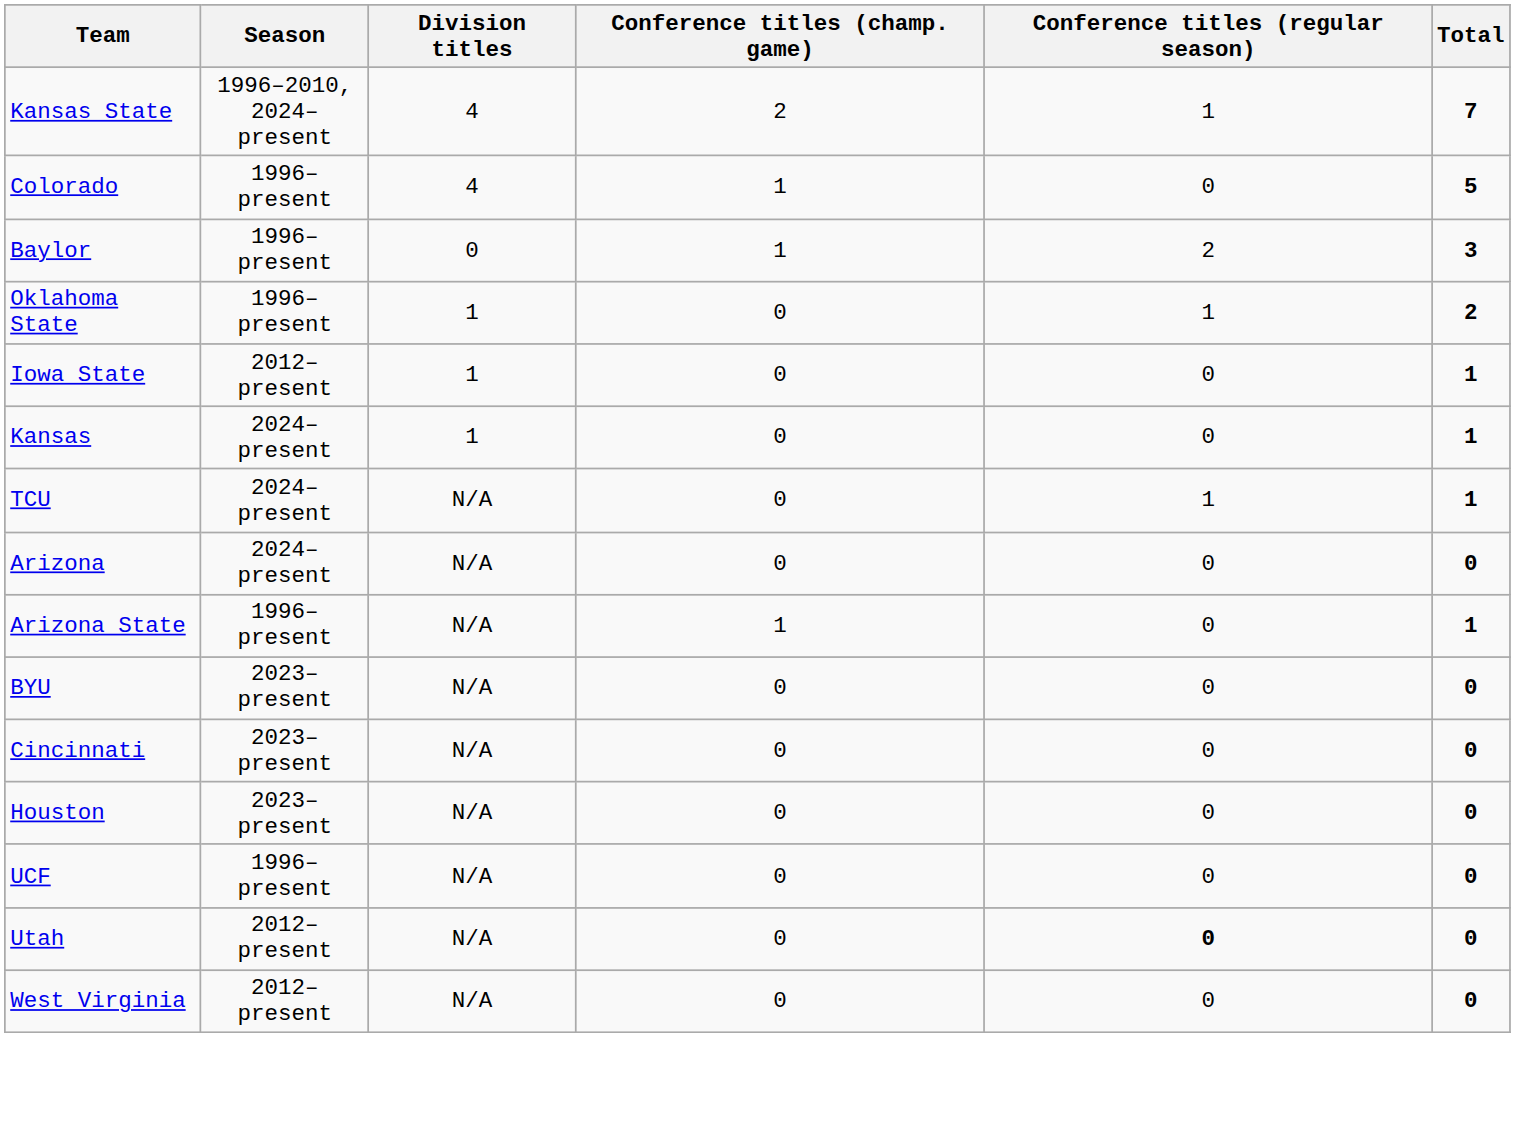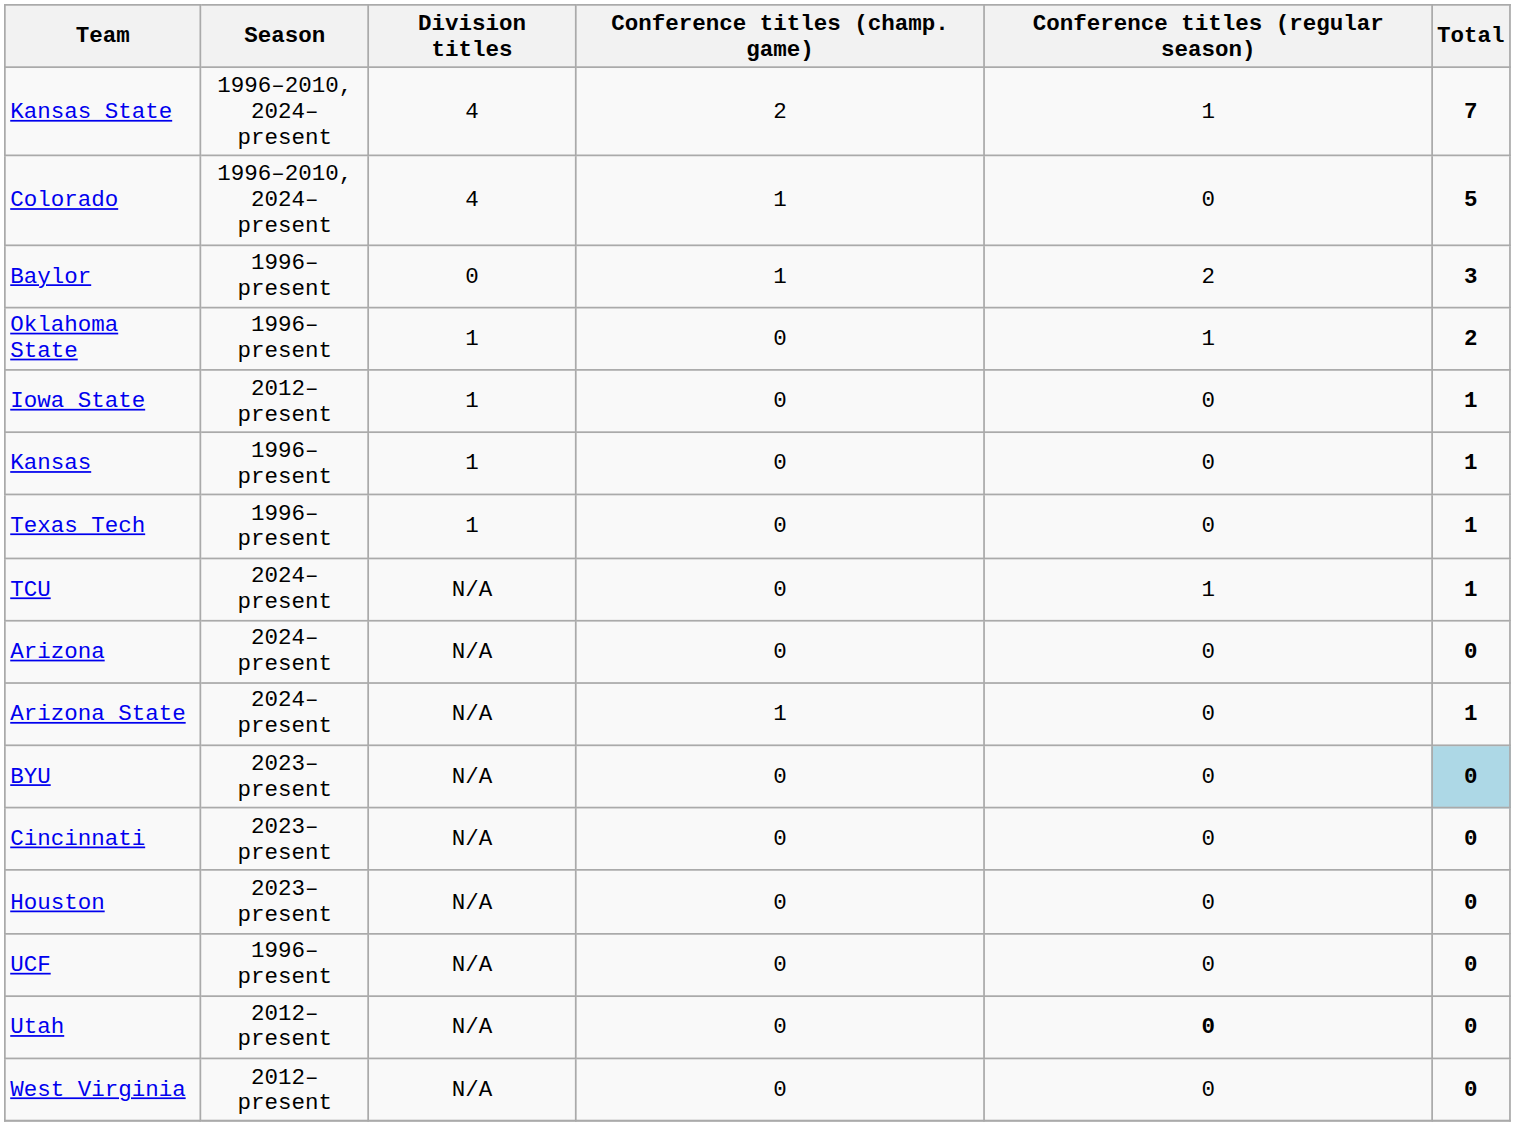(285, 187) 1996–present -> (285, 200) 1996–2010, 2024–present
(285, 438) 2024–present -> (285, 464) 1996–present
+ row: (78, 526)
(285, 626) 1996–present -> (285, 714) 2024–present
(1471, 688) no background -> (1471, 777) lightblue background
